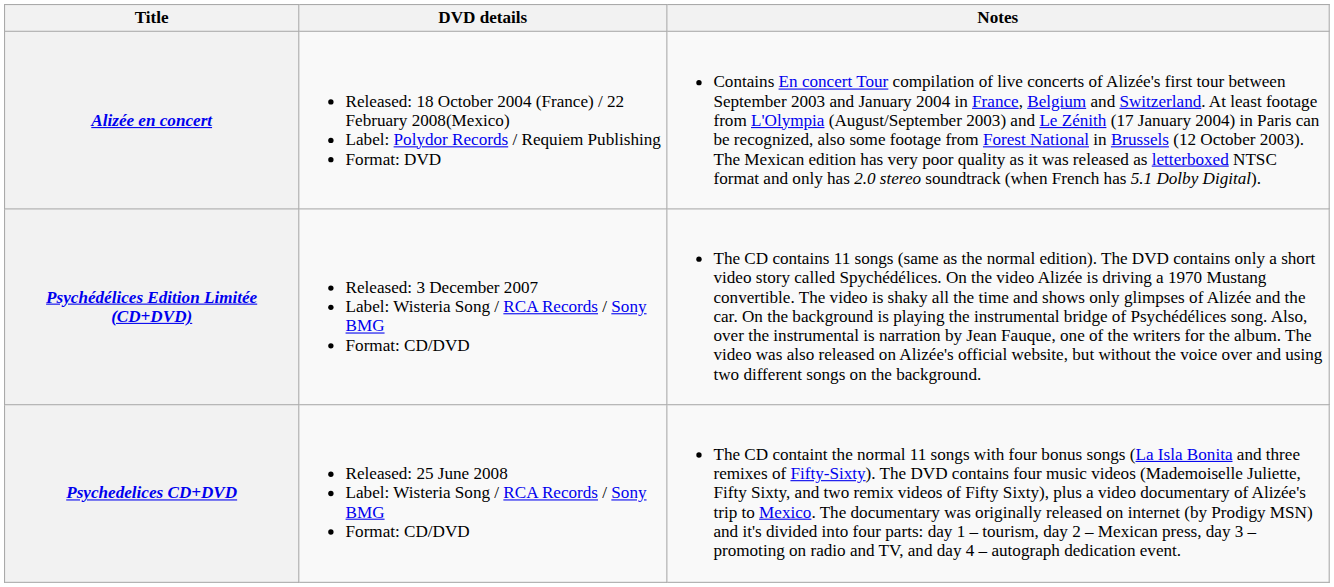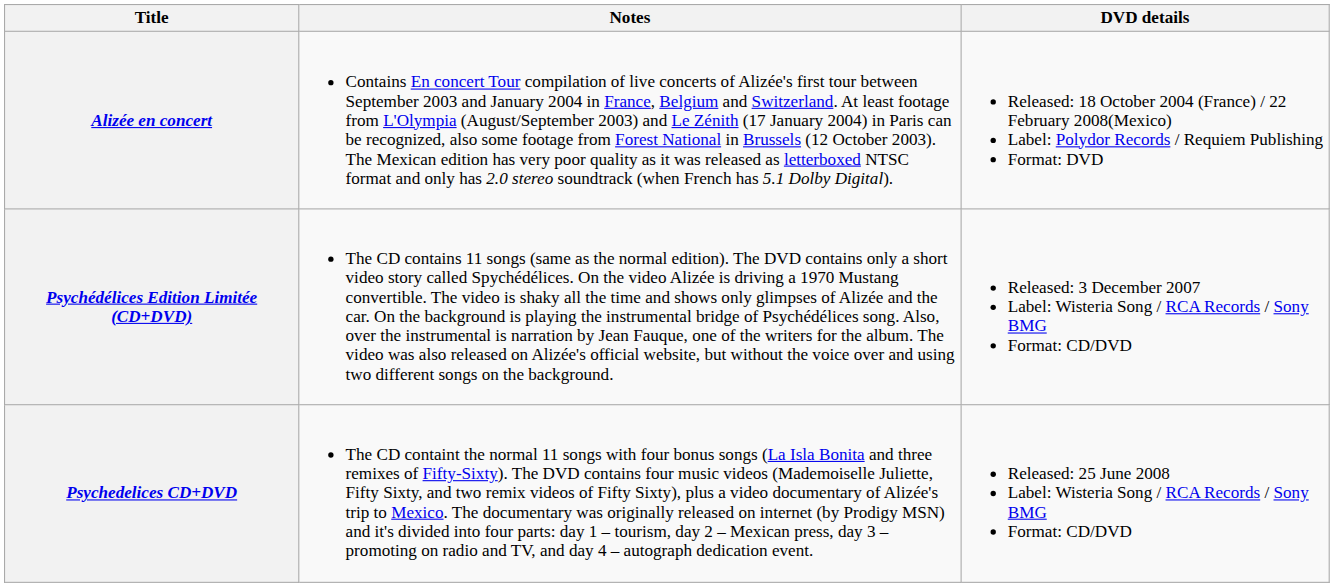columns swapped: (483, 18) <-> (998, 18)
